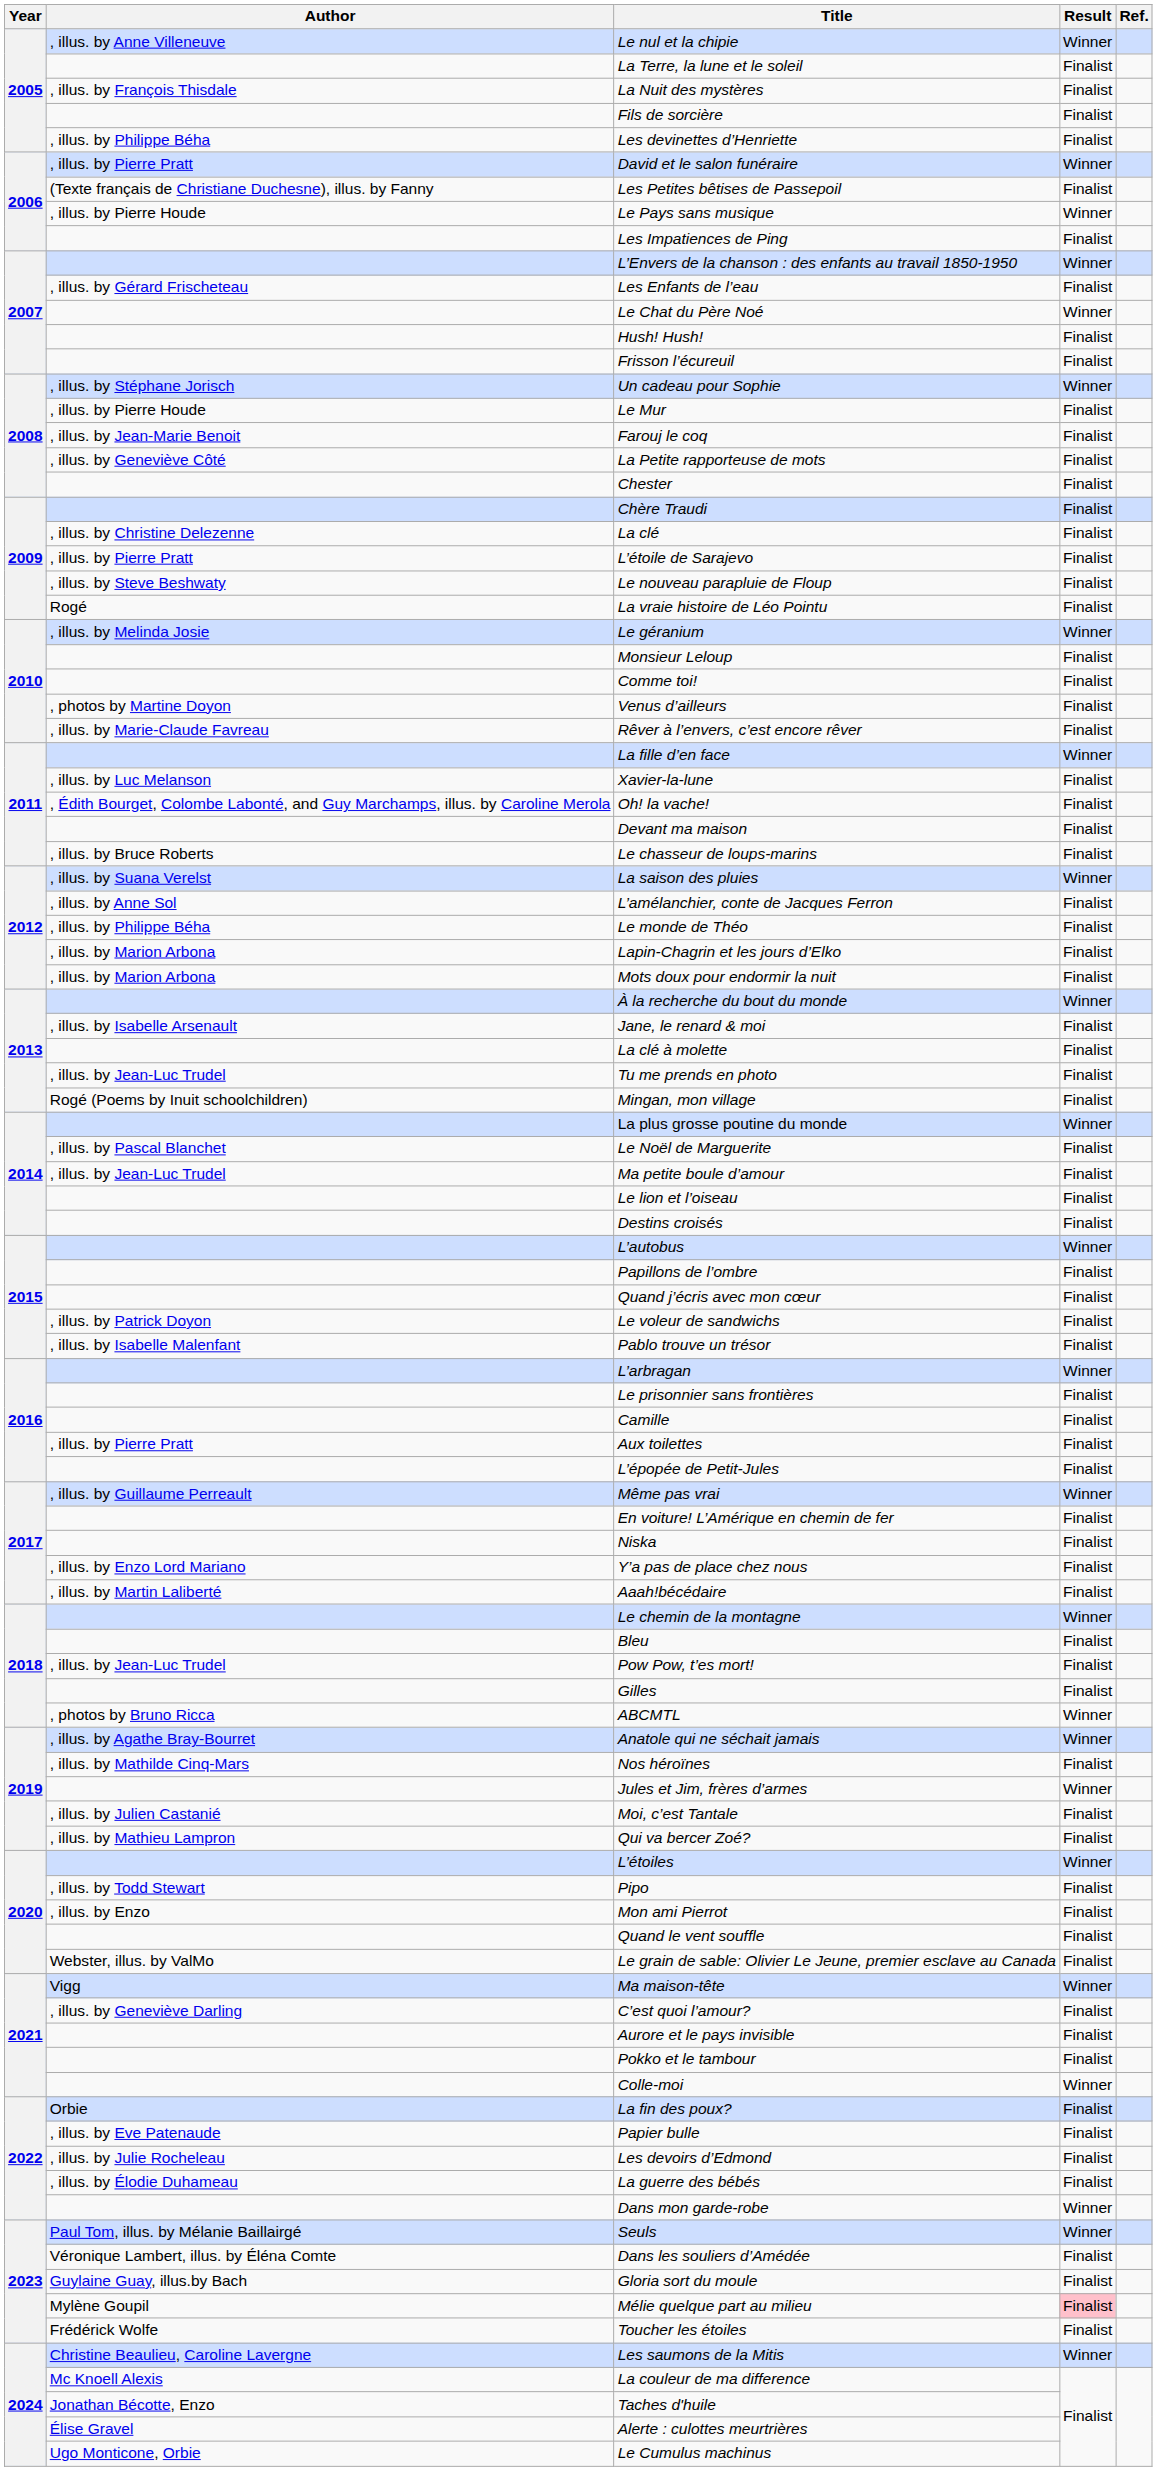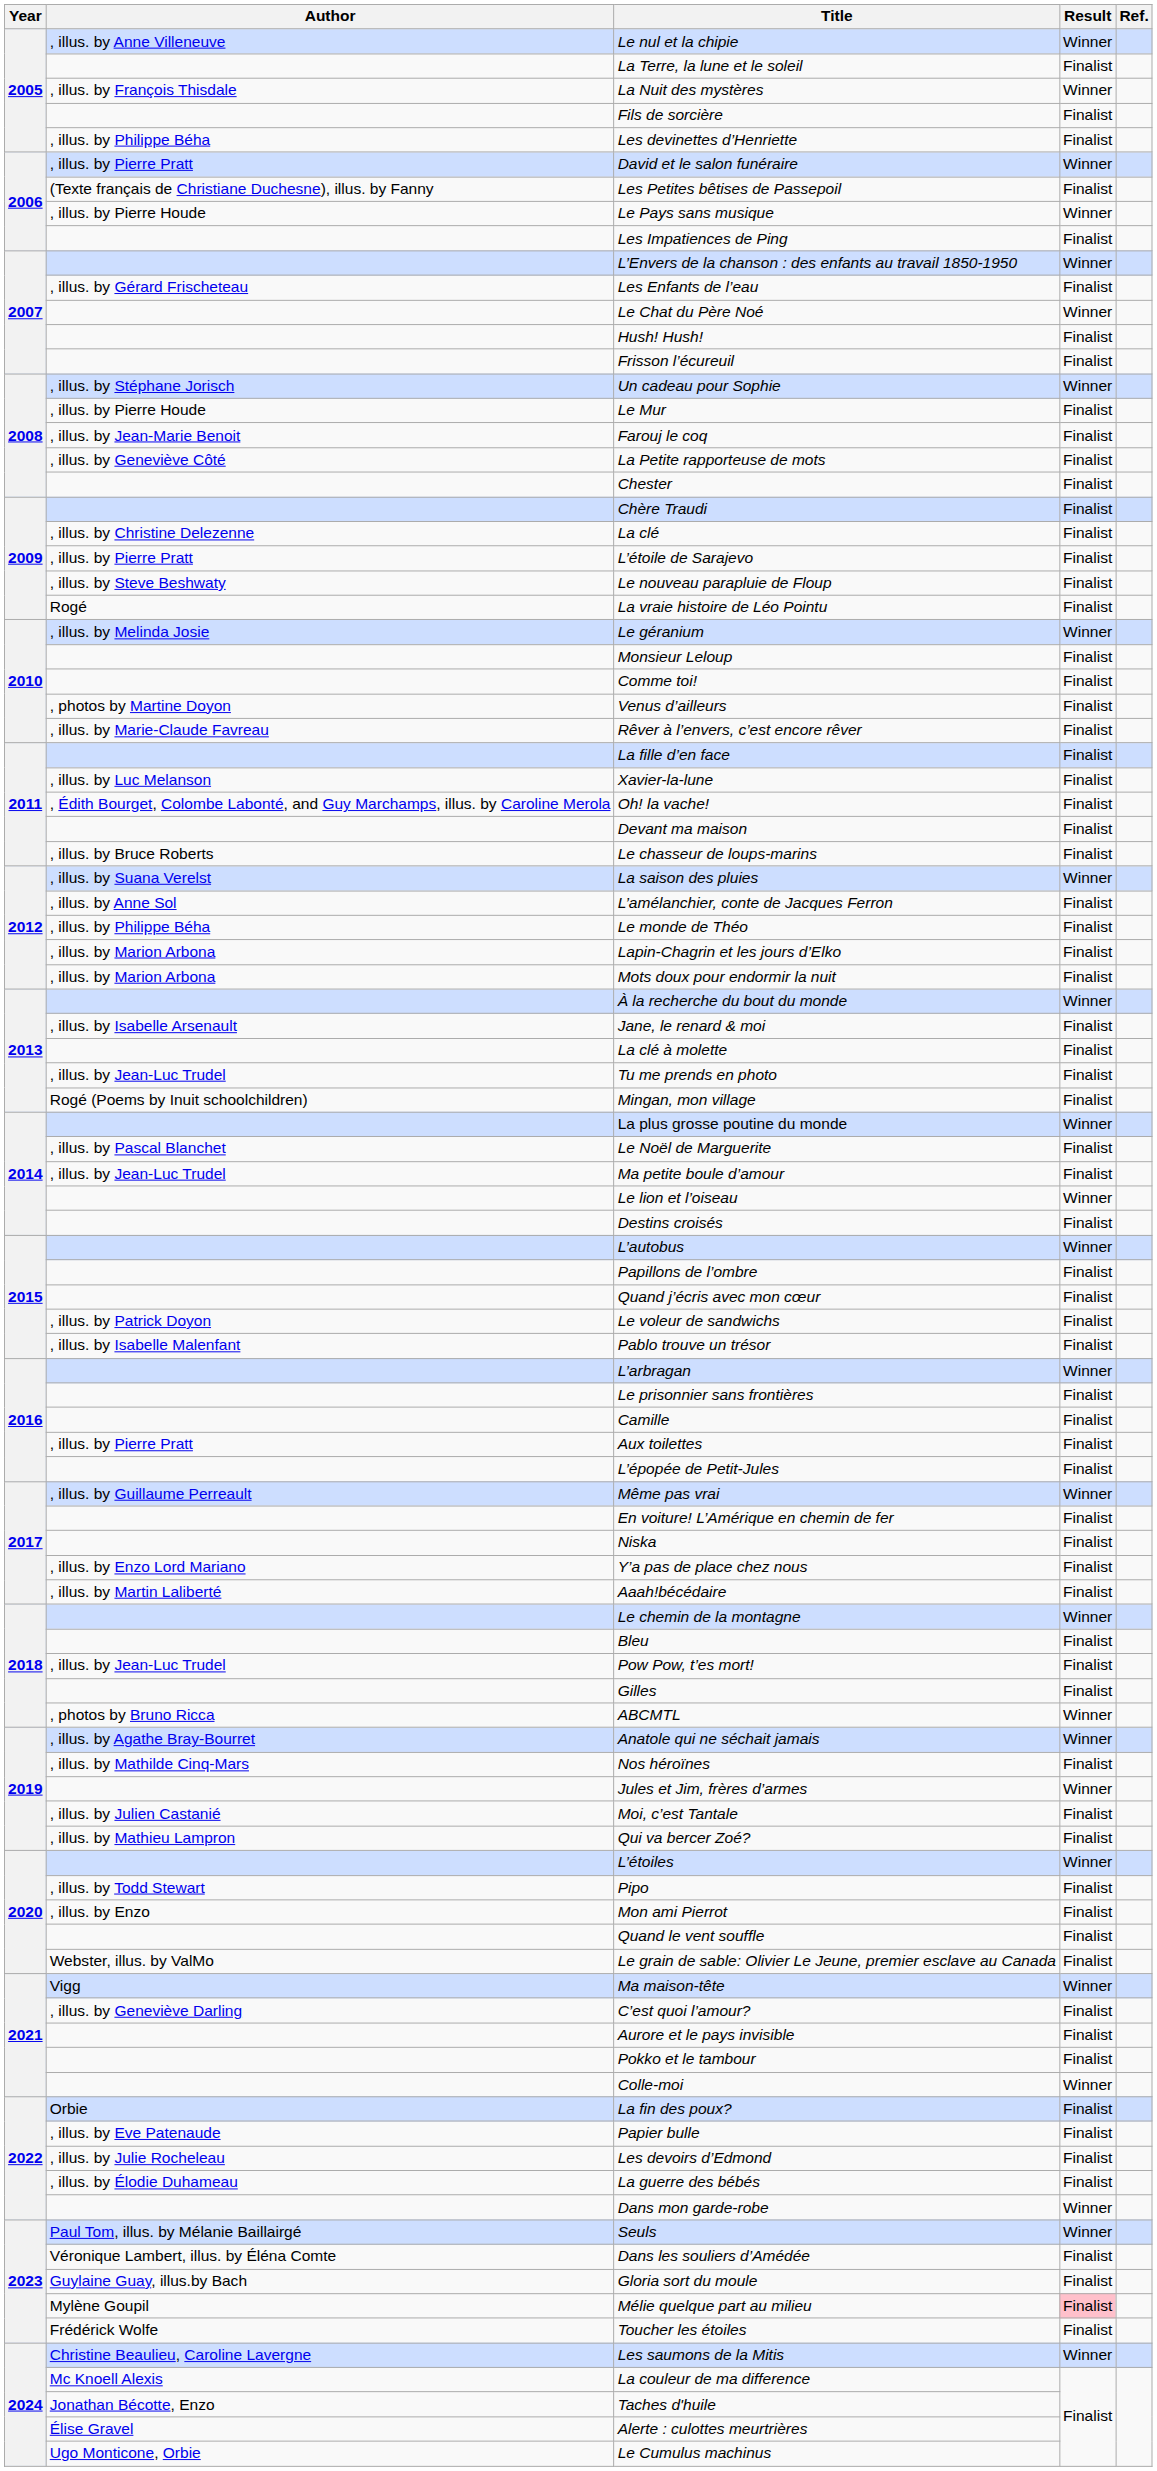(1088, 90) Finalist -> (1088, 90) Winner
(1088, 755) Winner -> (1088, 755) Finalist
(1088, 1198) Finalist -> (1088, 1198) Winner
